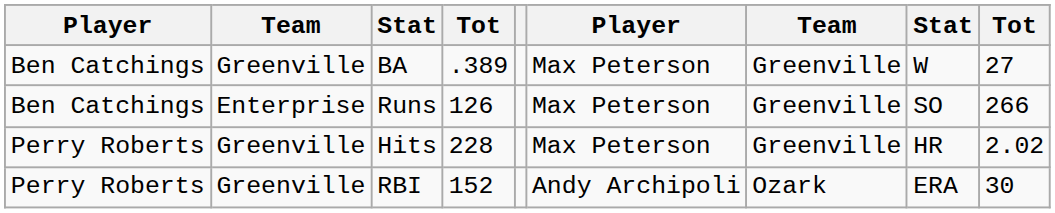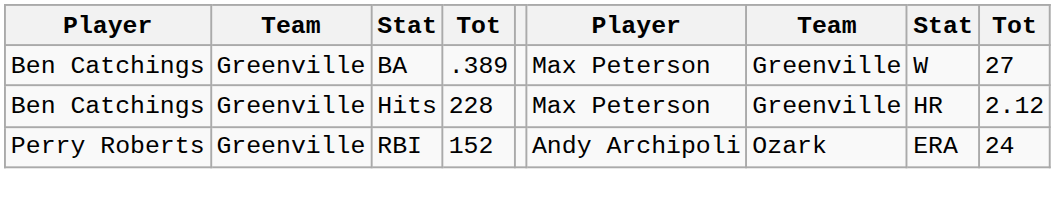- row: (407, 106)
(108, 147) Perry Roberts -> (108, 106) Ben Catchings
(1014, 147) 2.02 -> (1014, 106) 2.12
(1000, 187) 30 -> (1000, 147) 24
